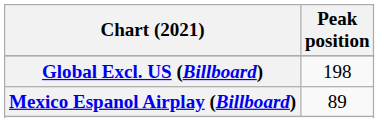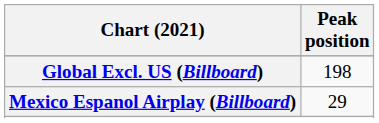(337, 101) 89 -> (337, 101) 29
